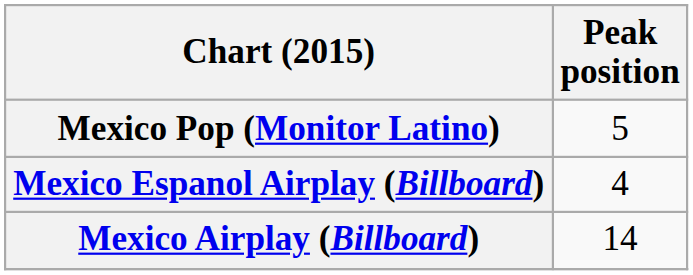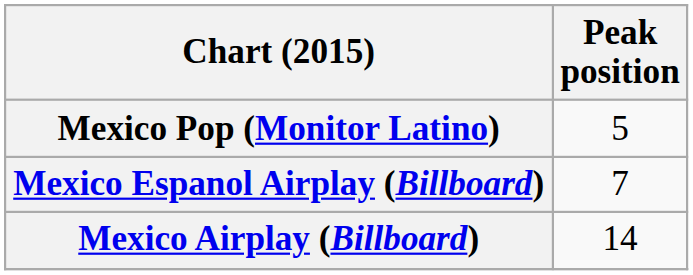(620, 183) 4 -> (620, 183) 7
